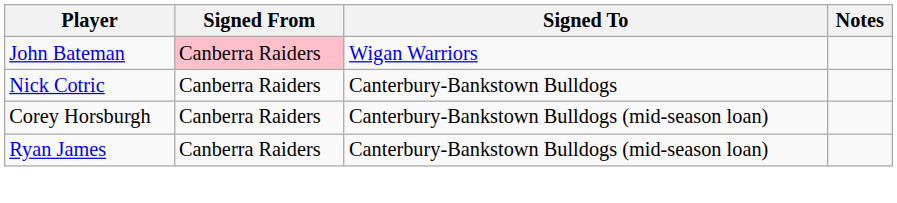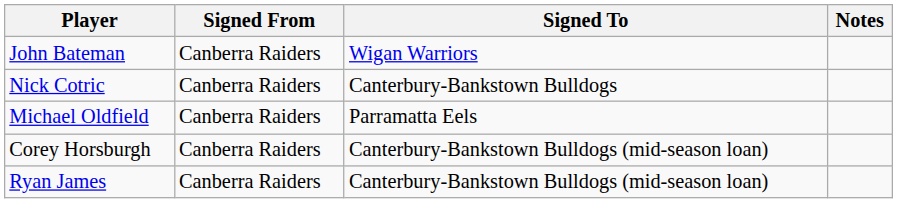(250, 52) pink background -> (250, 52) no background
+ row: (79, 117)
